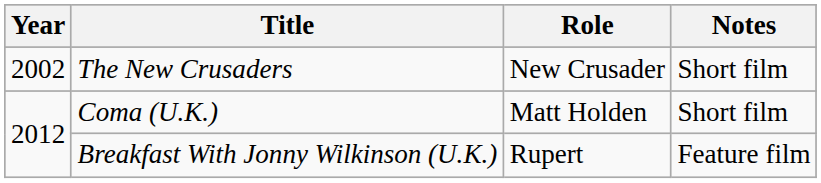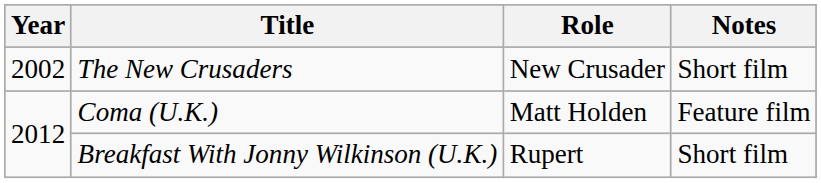(733, 111) Short film -> (744, 111) Feature film
(744, 154) Feature film -> (733, 154) Short film
